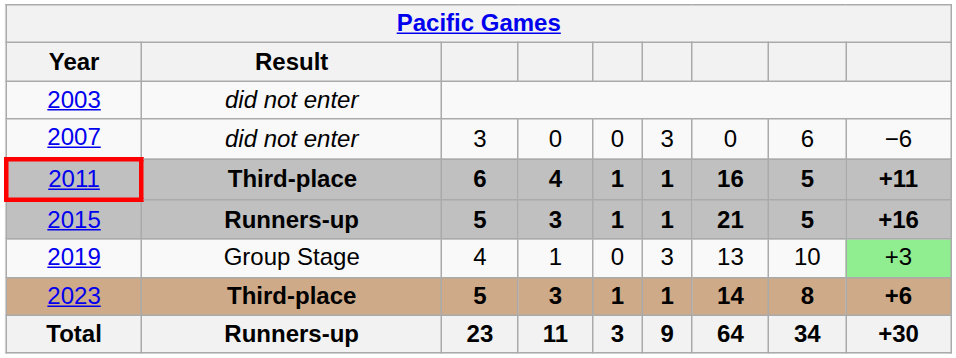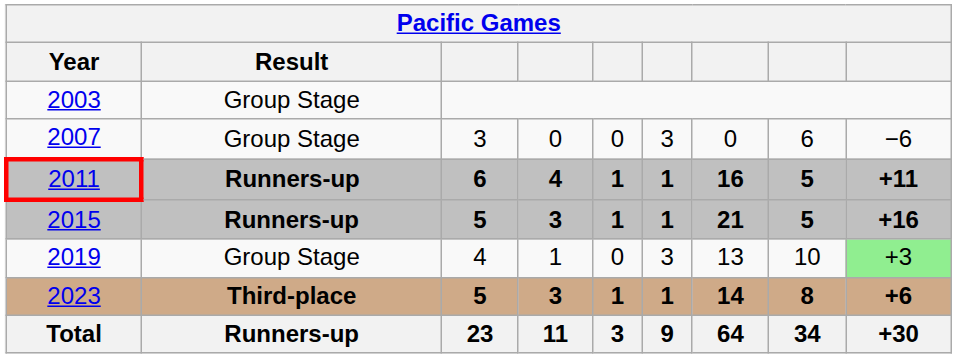(292, 99) did not enter -> (292, 99) Group Stage
(292, 138) did not enter -> (292, 138) Group Stage
(292, 178) Third-place -> (292, 178) Runners-up
